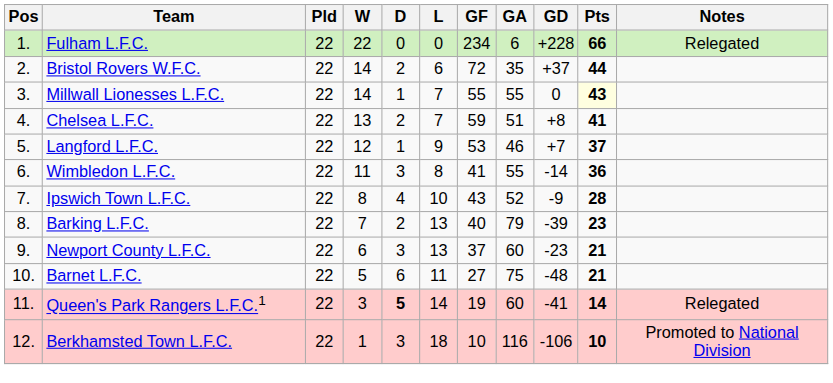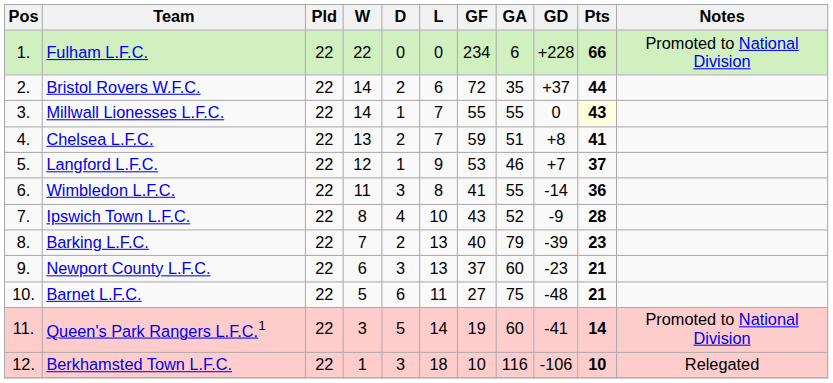(722, 43) Relegated -> (722, 52) Promoted to National Division
(400, 304) bold -> (400, 329) normal
(722, 304) Relegated -> (722, 329) Promoted to National Division
(722, 341) Promoted to National Division -> (722, 364) Relegated
